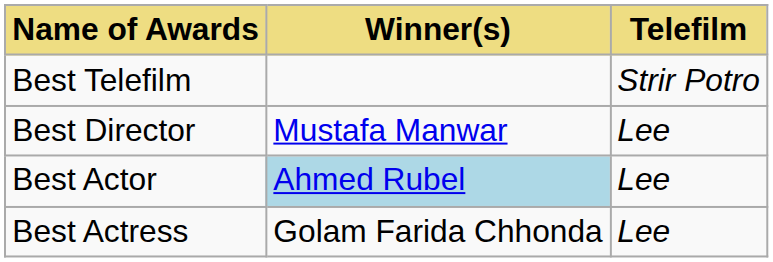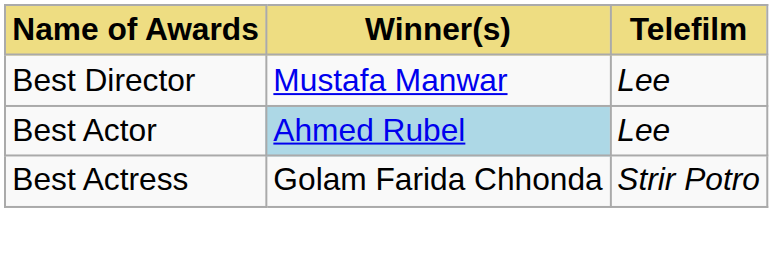- row: (102, 79)
(644, 230) Lee -> (689, 180) Strir Potro
